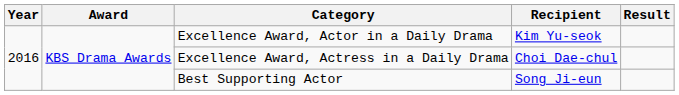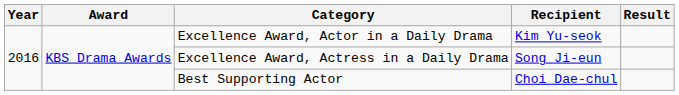(566, 58) Choi Dae-chul -> (558, 58) Song Ji-eun
(558, 79) Song Ji-eun -> (566, 79) Choi Dae-chul
